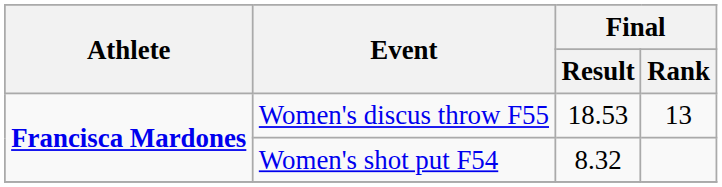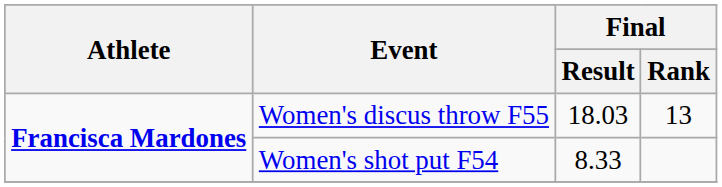(598, 115) 18.53 -> (598, 115) 18.03
(598, 159) 8.32 -> (598, 159) 8.33
